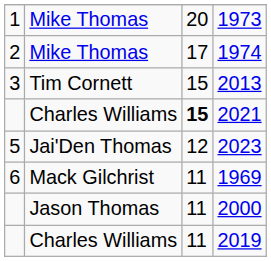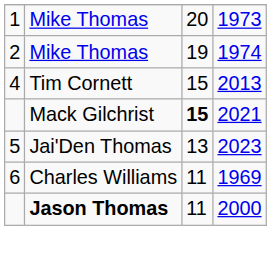(197, 51) 17 -> (197, 51) 19
(15, 83) 3 -> (15, 83) 4
(103, 114) Charles Williams -> (92, 114) Mack Gilchrist
(197, 146) 12 -> (197, 146) 13
(92, 177) Mack Gilchrist -> (103, 177) Charles Williams
(94, 209) normal -> (99, 209) bold
- row: (240, 240)
